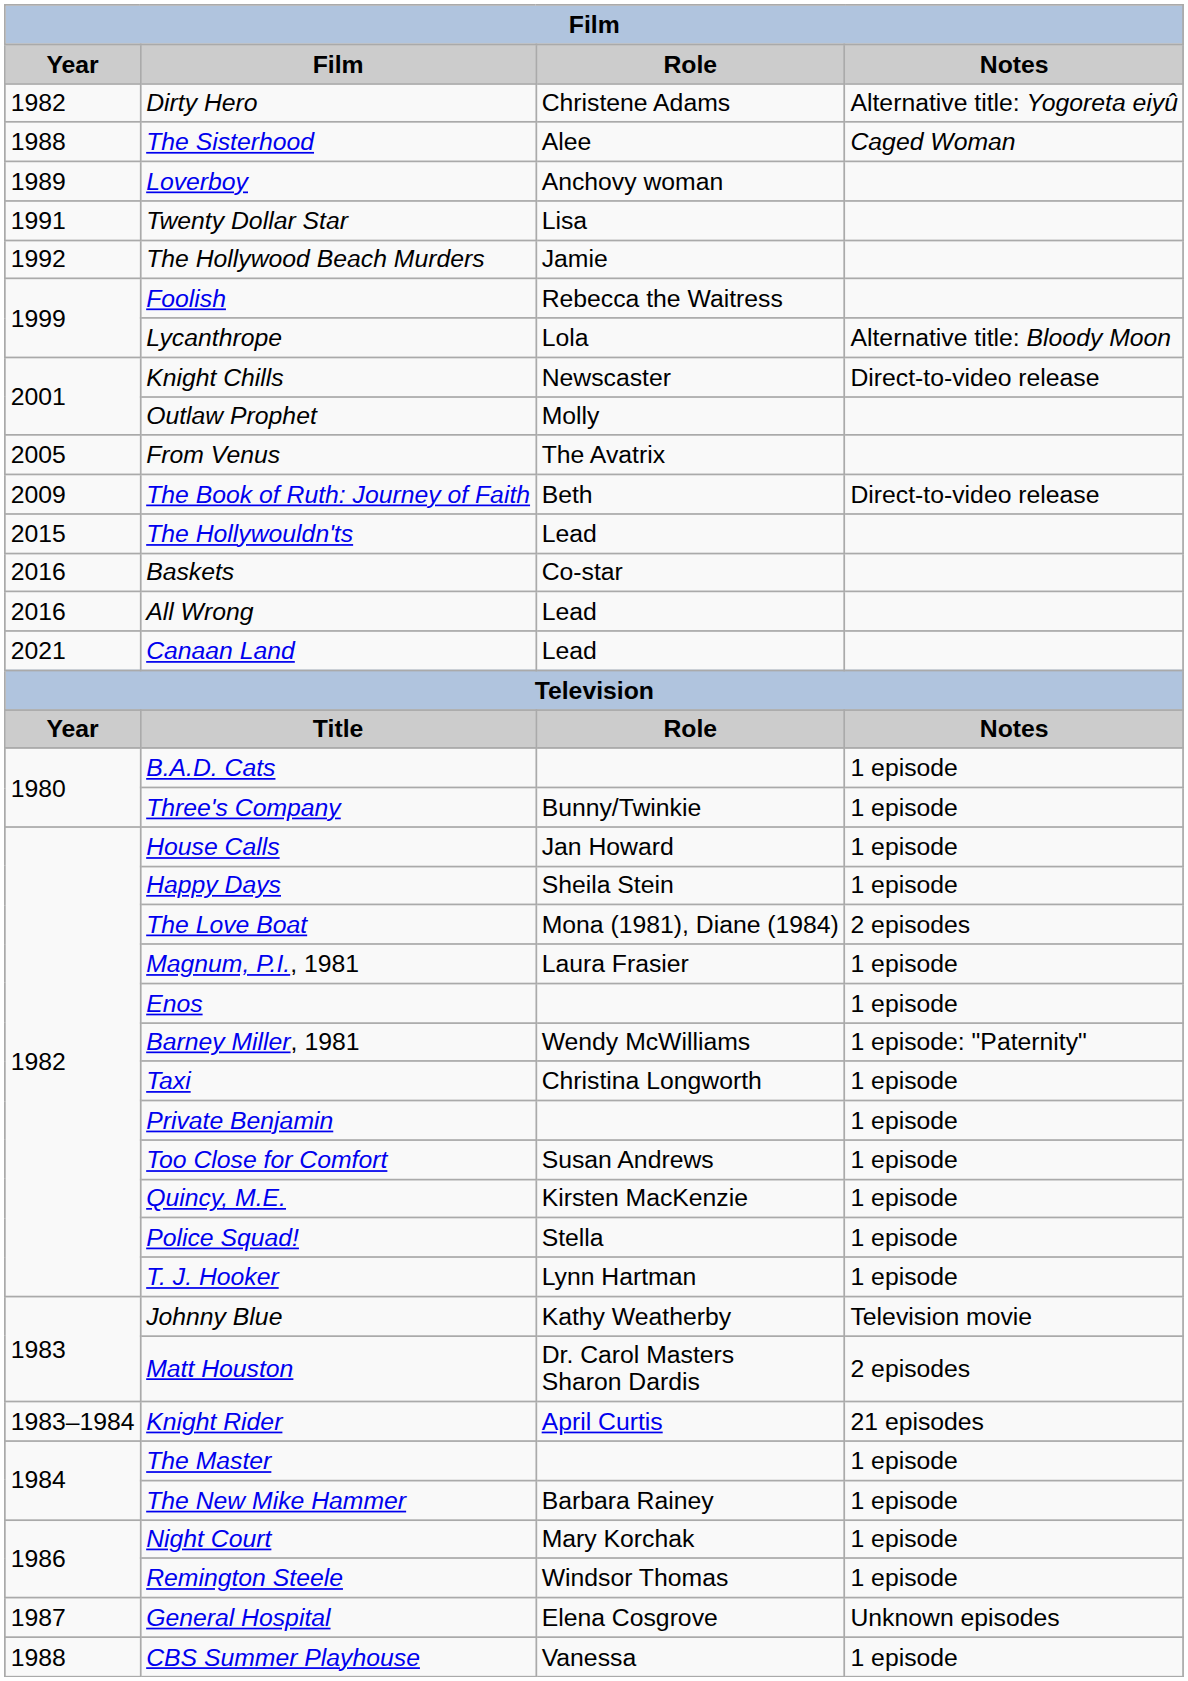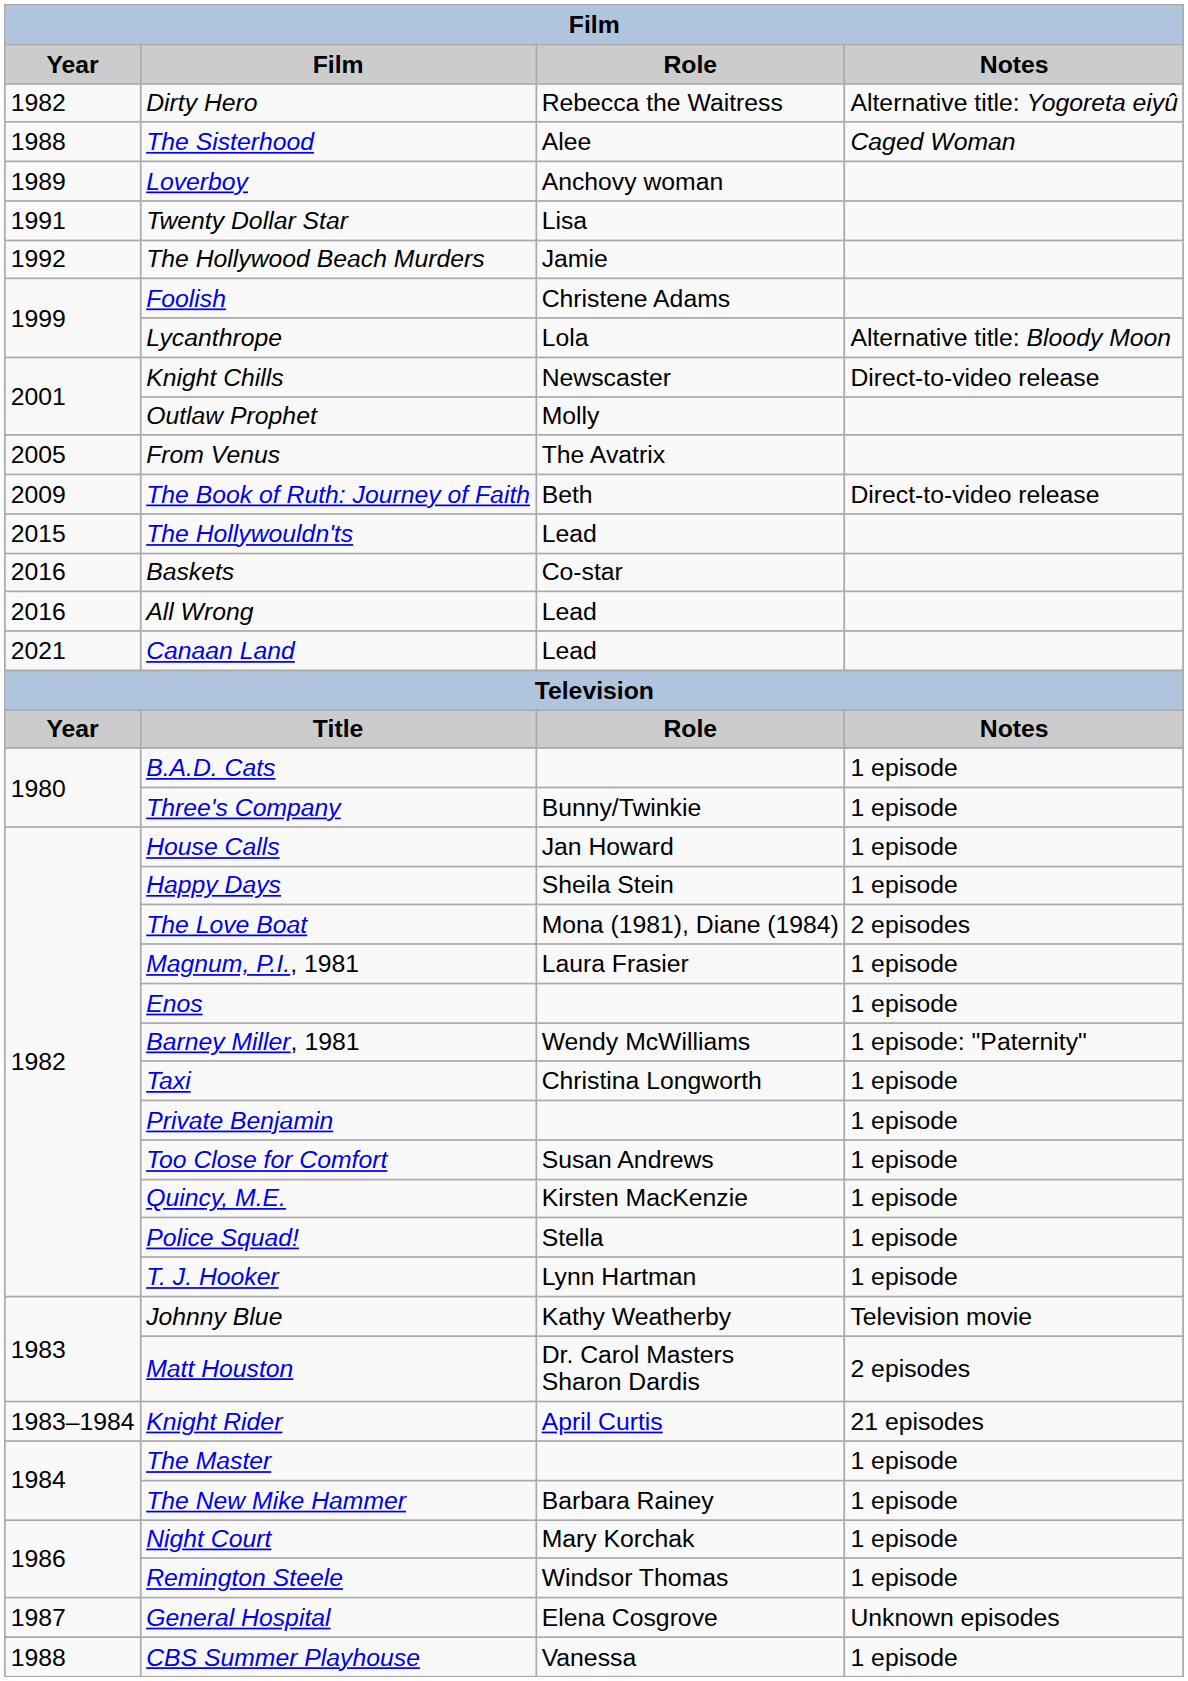(636, 103) Christene Adams -> (662, 103) Rebecca the Waitress
(662, 299) Rebecca the Waitress -> (636, 299) Christene Adams
